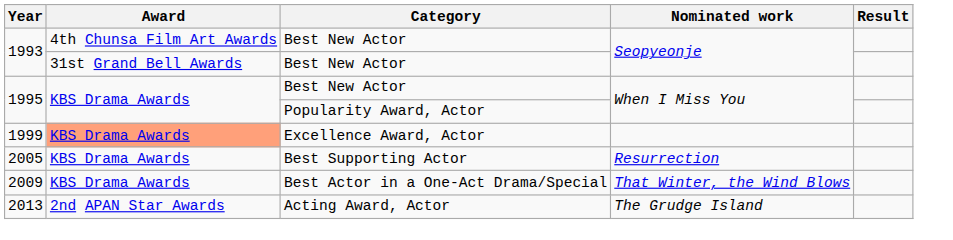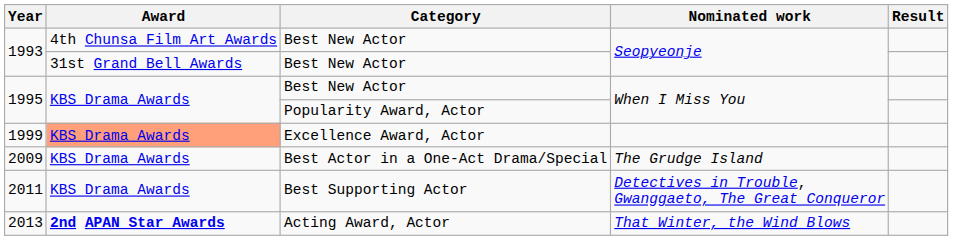- row: (26, 159)
(732, 183) That Winter, the Wind Blows -> (689, 159) The Grudge Island
+ row: (26, 191)
(137, 206) normal -> (137, 223) bold
(689, 206) The Grudge Island -> (732, 223) That Winter, the Wind Blows
